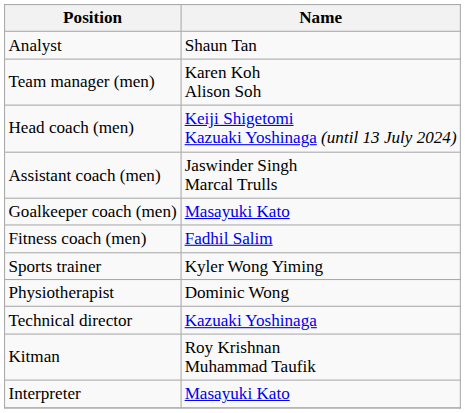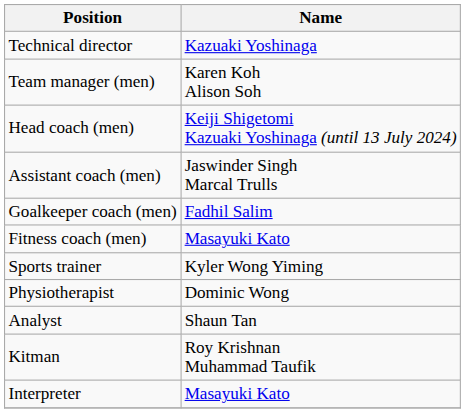rows swapped: (70, 320) <-> (35, 45)
(237, 211) Masayuki Kato -> (229, 211) Fadhil Salim
(229, 238) Fadhil Salim -> (237, 238) Masayuki Kato
